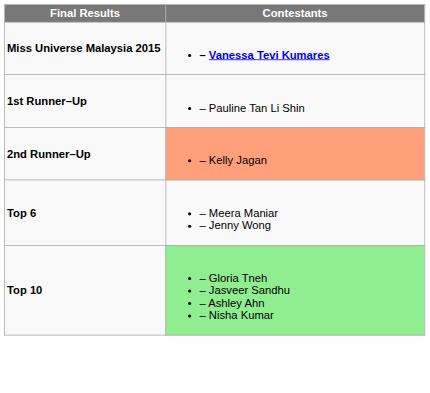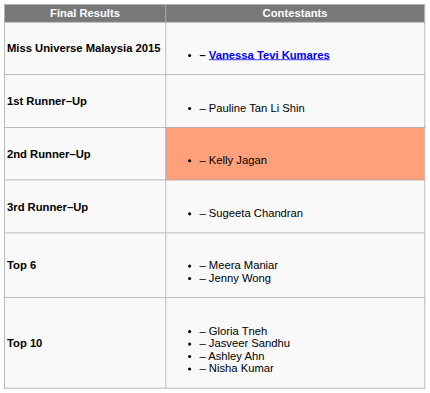+ row: (48, 207)
(295, 297) lightgreen background -> (295, 350) no background
